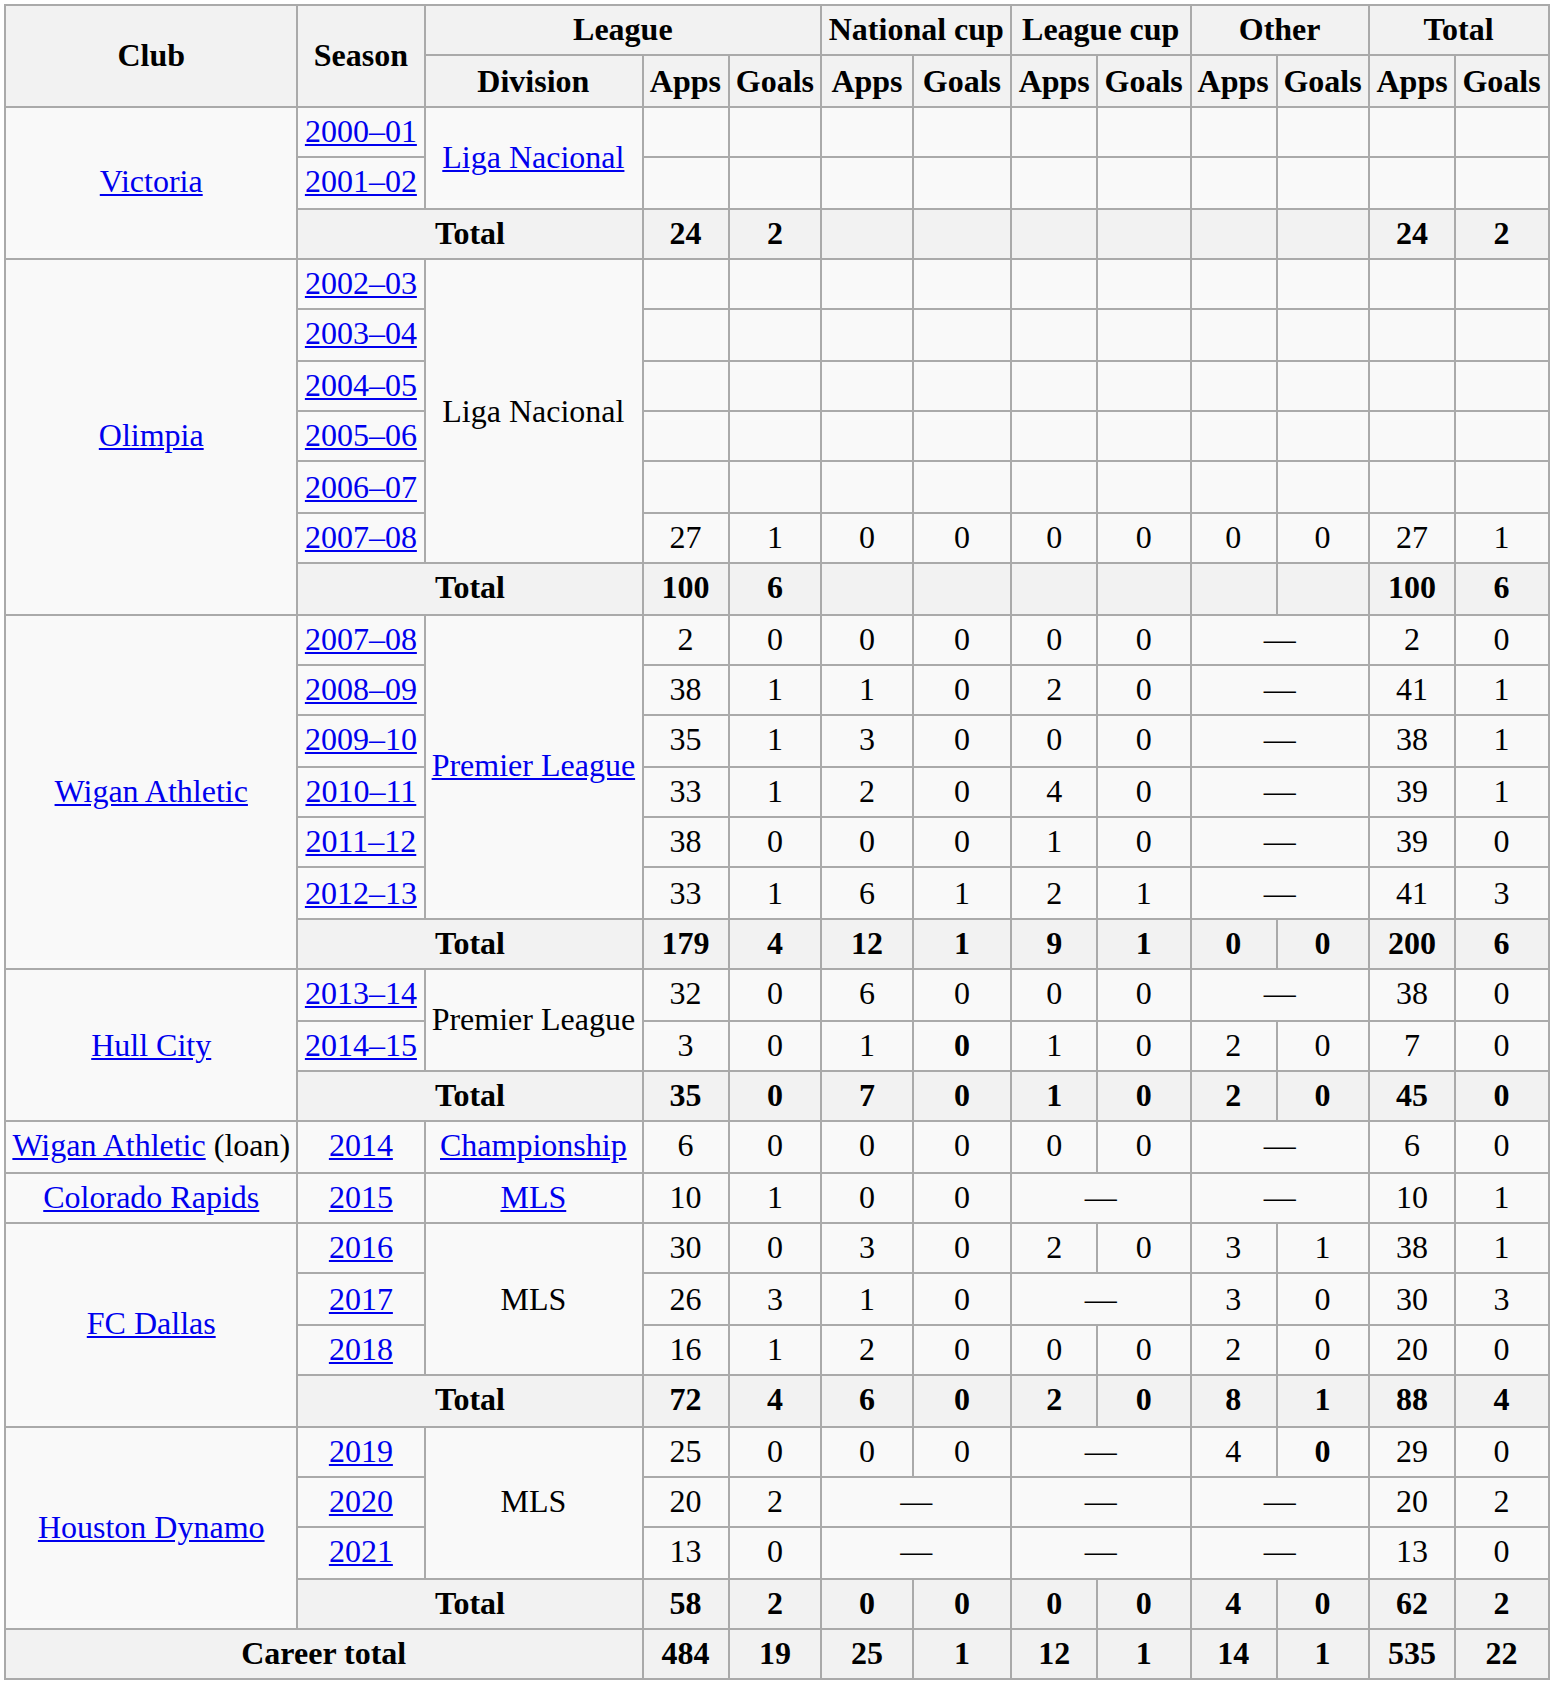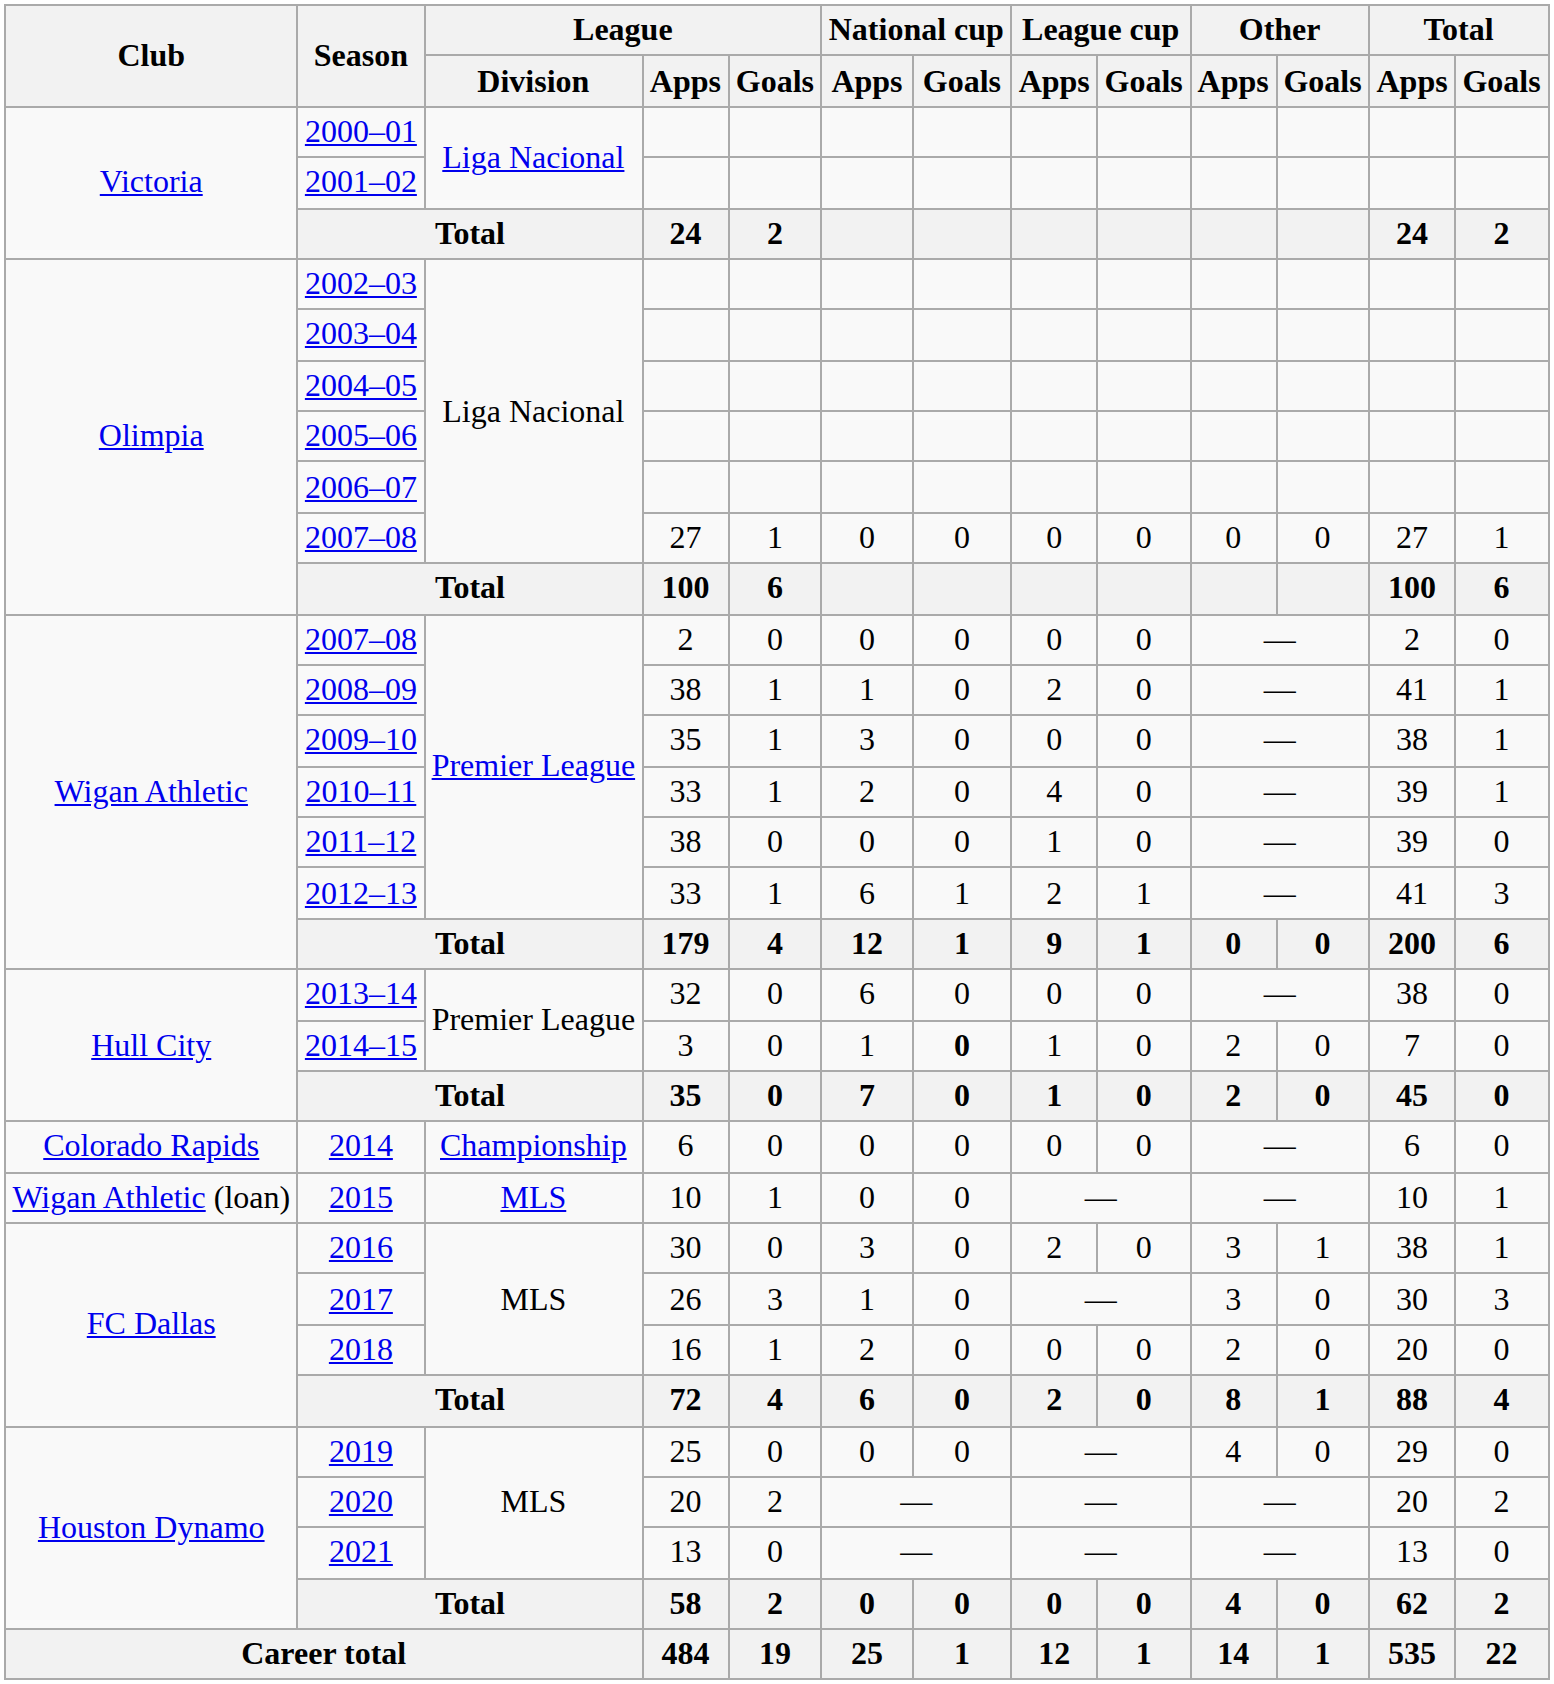(151, 1146) Wigan Athletic (loan) -> (151, 1146) Colorado Rapids
(151, 1197) Colorado Rapids -> (151, 1197) Wigan Athletic (loan)
(1323, 1450) bold -> (1323, 1450) normal
